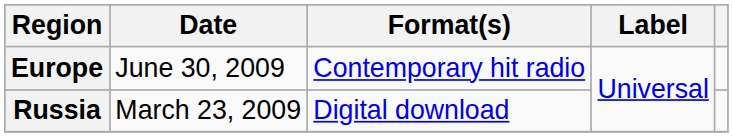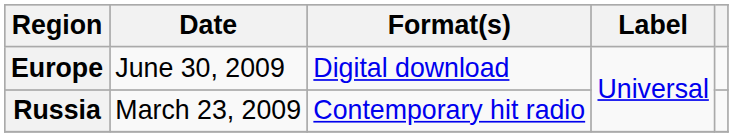(449, 68) Contemporary hit radio -> (411, 68) Digital download
(411, 110) Digital download -> (449, 110) Contemporary hit radio
